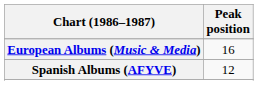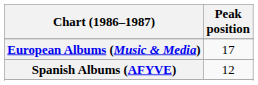(228, 49) 16 -> (228, 49) 17
